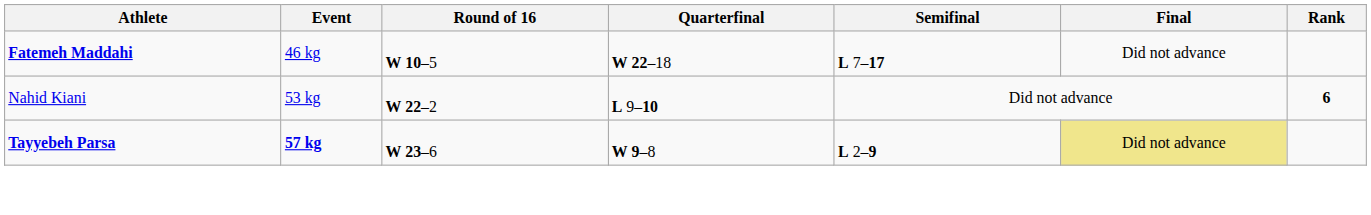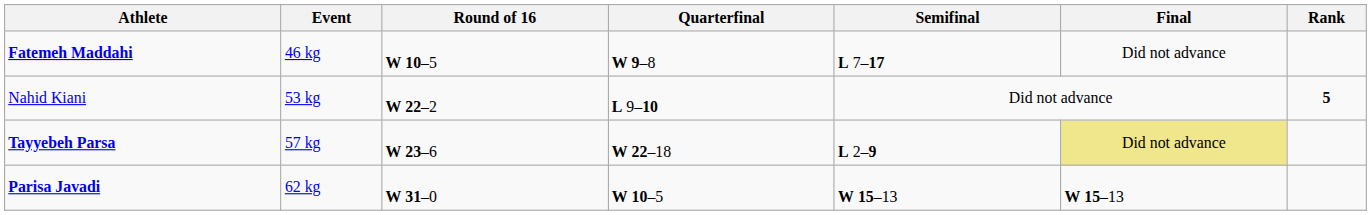(641, 62) W 22–18 -> (634, 62) W 9–8
(1327, 98) 6 -> (1327, 98) 5
(303, 143) bold -> (303, 143) normal
(634, 152) W 9–8 -> (641, 152) W 22–18
+ row: (54, 187)
